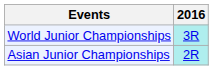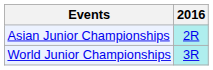rows swapped: (89, 55) <-> (89, 35)
